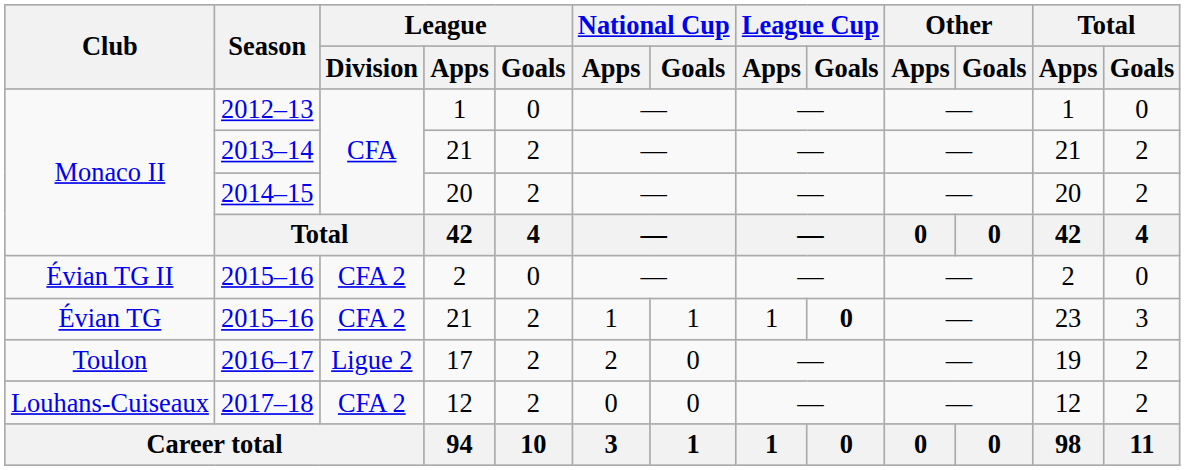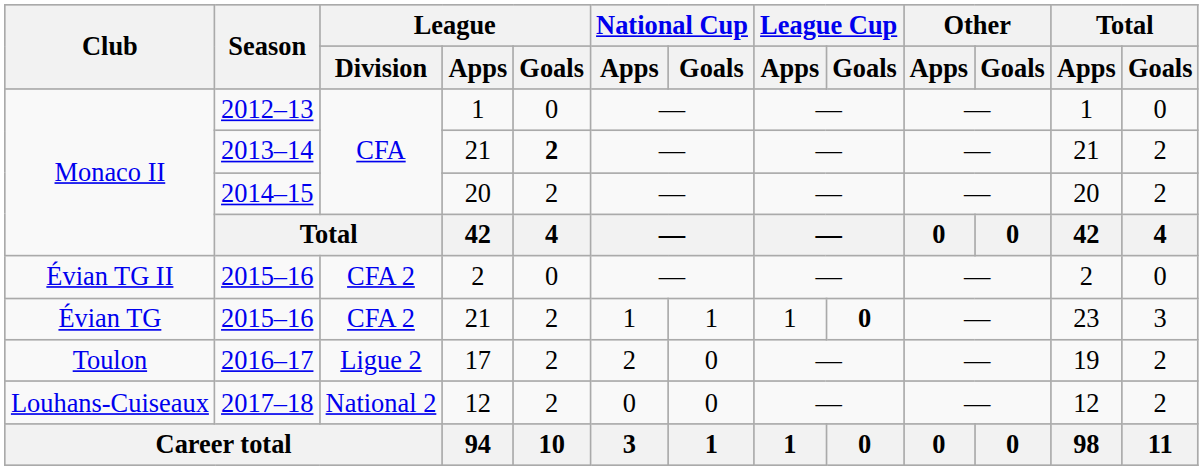(533, 151) normal -> (552, 151) bold
(372, 402) CFA 2 -> (381, 402) National 2
